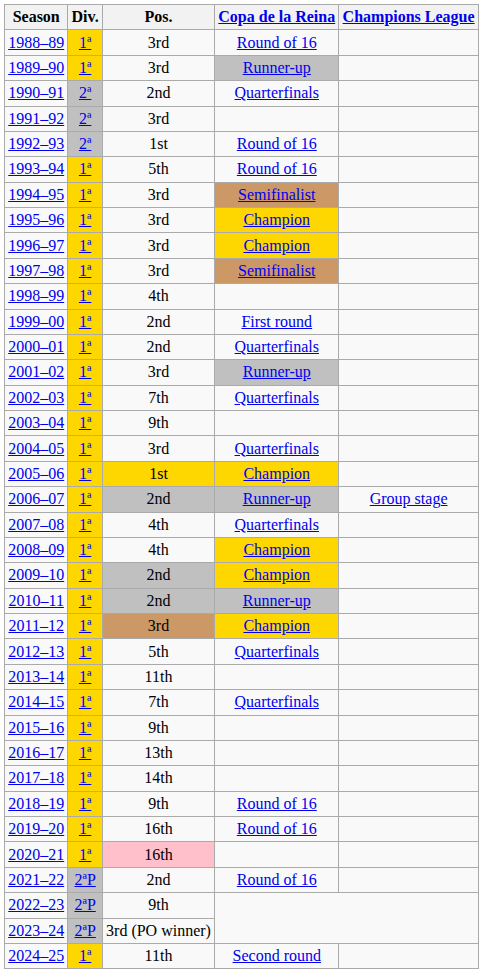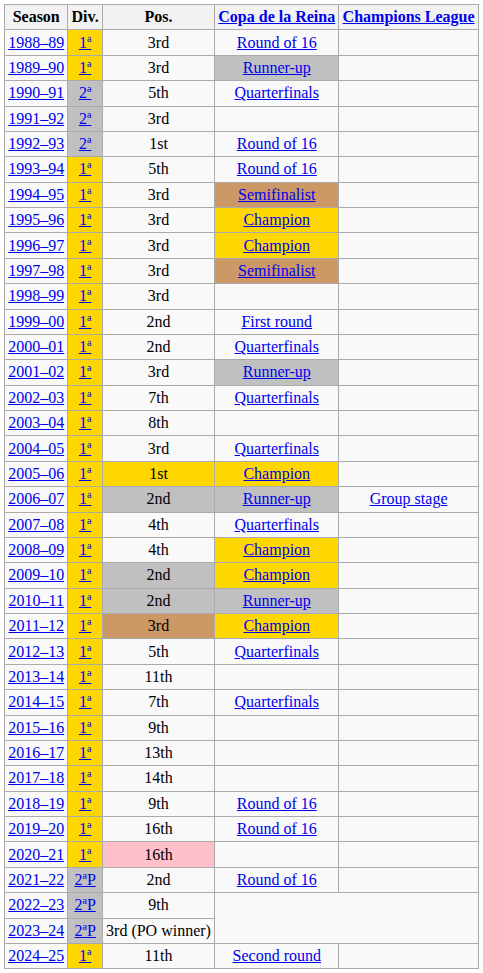(158, 93) 2nd -> (158, 93) 5th
(158, 296) 4th -> (158, 296) 3rd
(158, 423) 9th -> (158, 423) 8th
